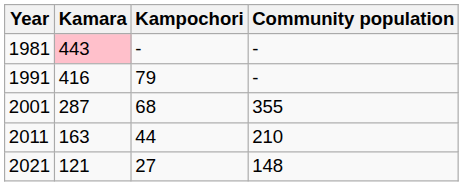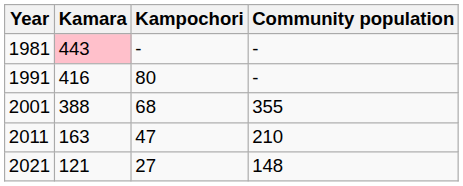(146, 78) 79 -> (146, 78) 80
(74, 107) 287 -> (74, 107) 388
(146, 136) 44 -> (146, 136) 47
